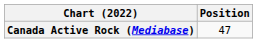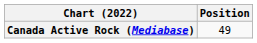(225, 30) 47 -> (225, 30) 49
